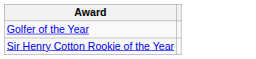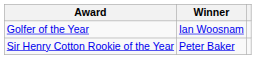+ column: (211, 12)
